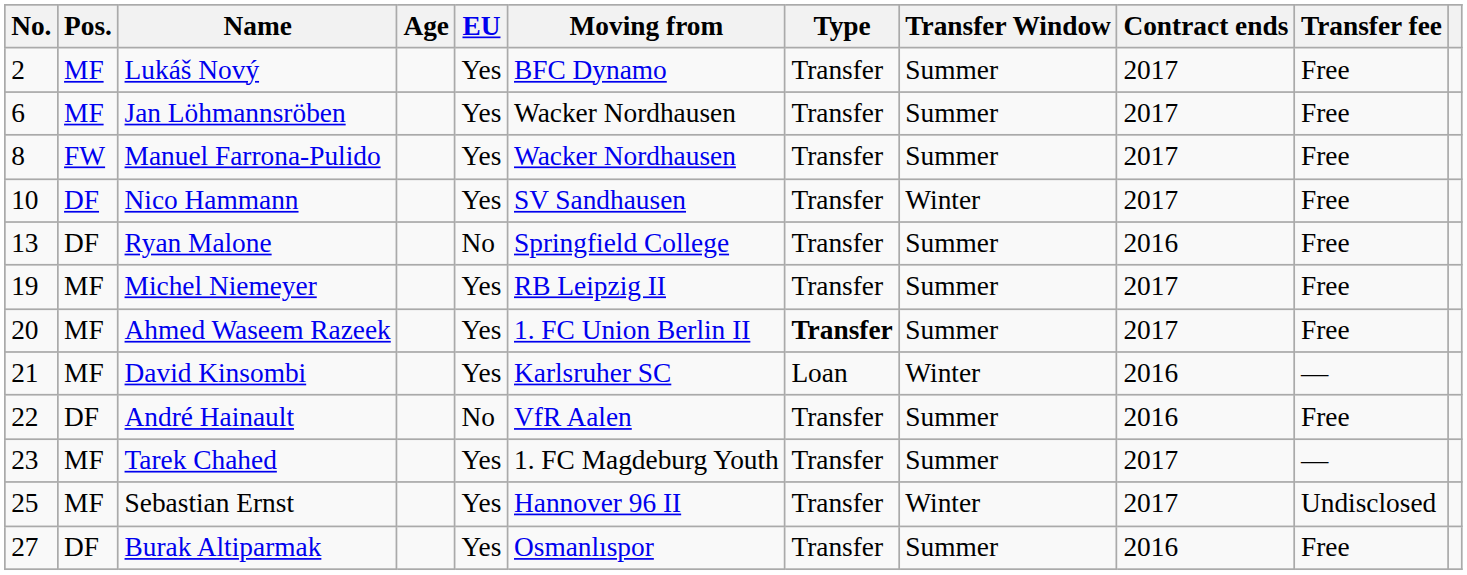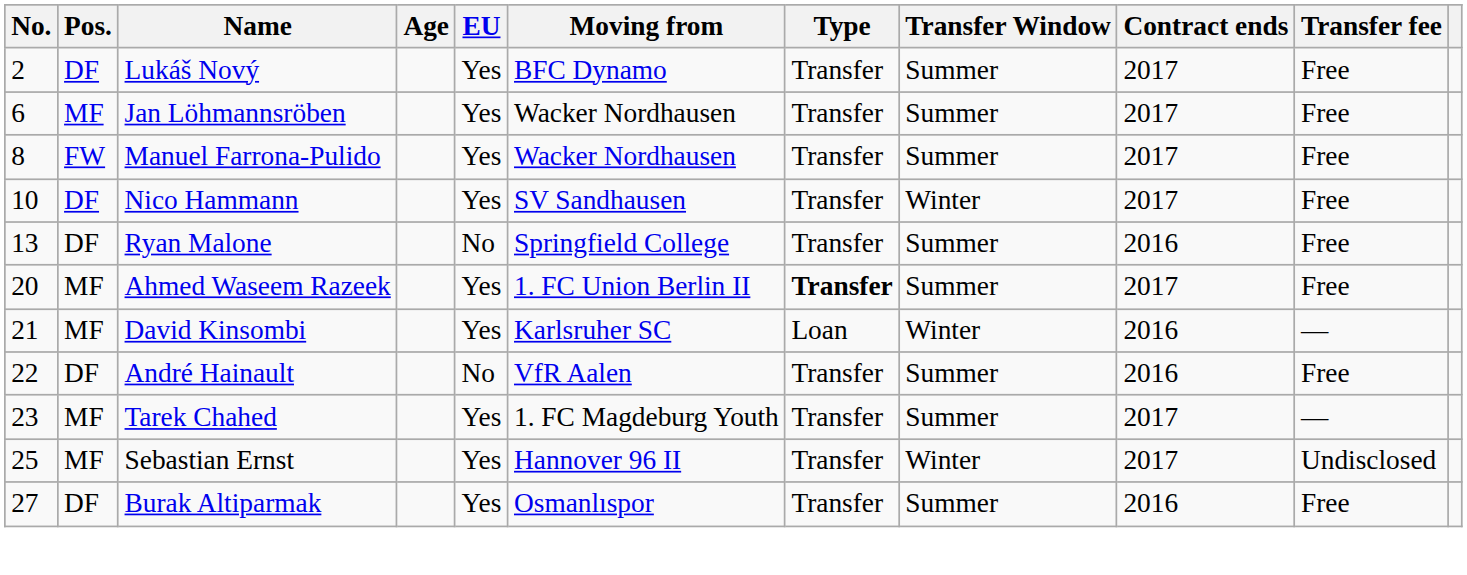(84, 69) MF -> (82, 69) DF
- row: (221, 286)
